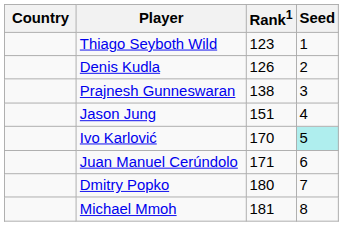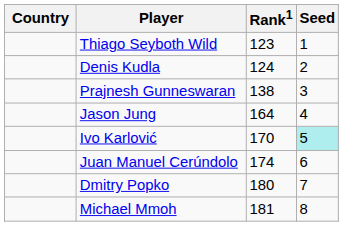(262, 67) 126 -> (262, 67) 124
(262, 114) 151 -> (262, 114) 164
(262, 161) 171 -> (262, 161) 174
